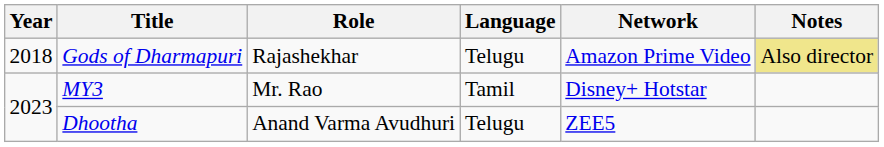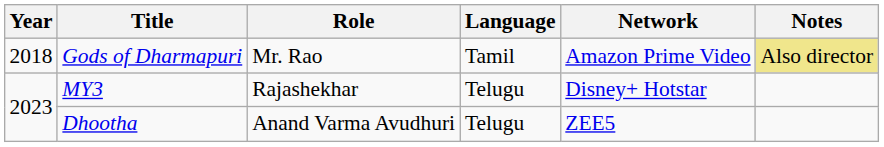(305, 55) Rajashekhar -> (287, 55) Mr. Rao
(494, 55) Telugu -> (490, 55) Tamil
(287, 89) Mr. Rao -> (305, 89) Rajashekhar
(490, 89) Tamil -> (494, 89) Telugu
